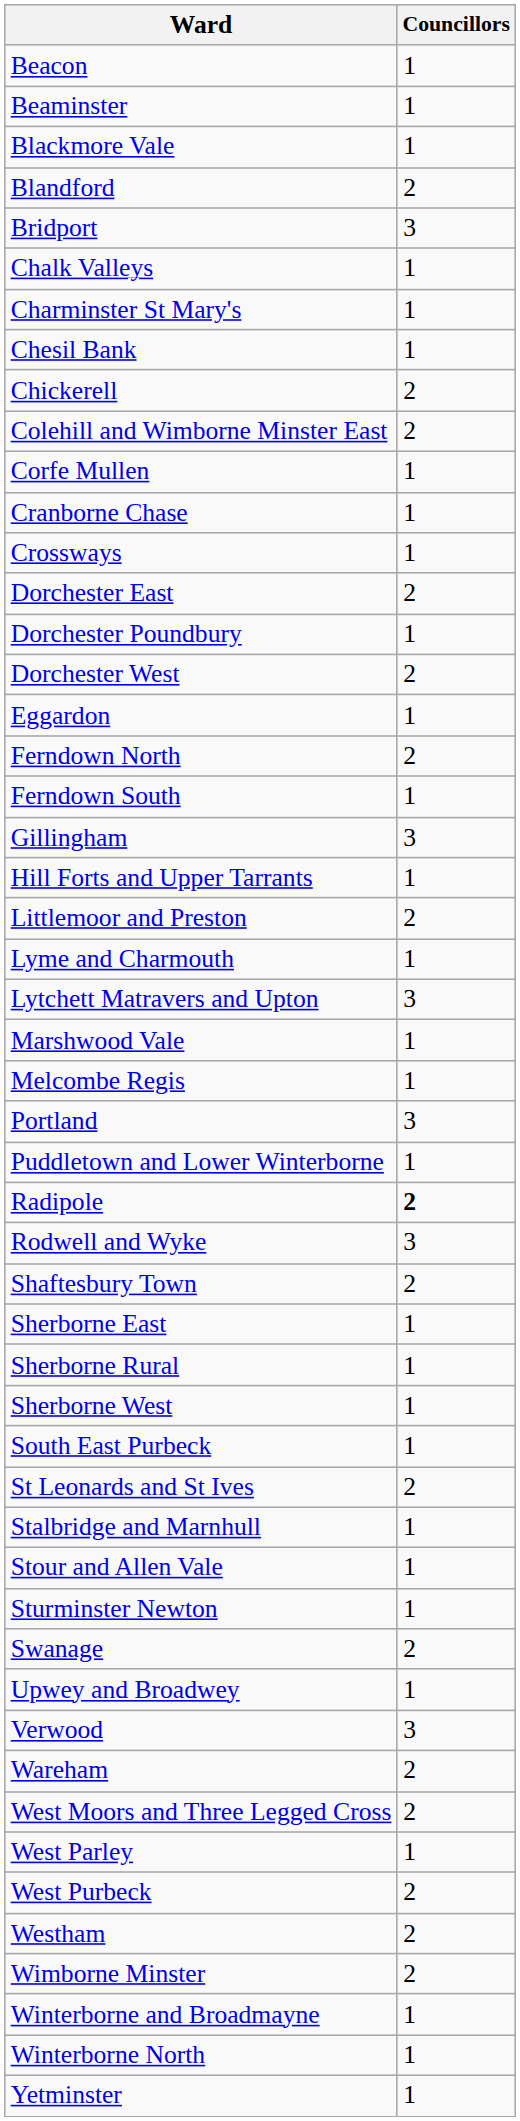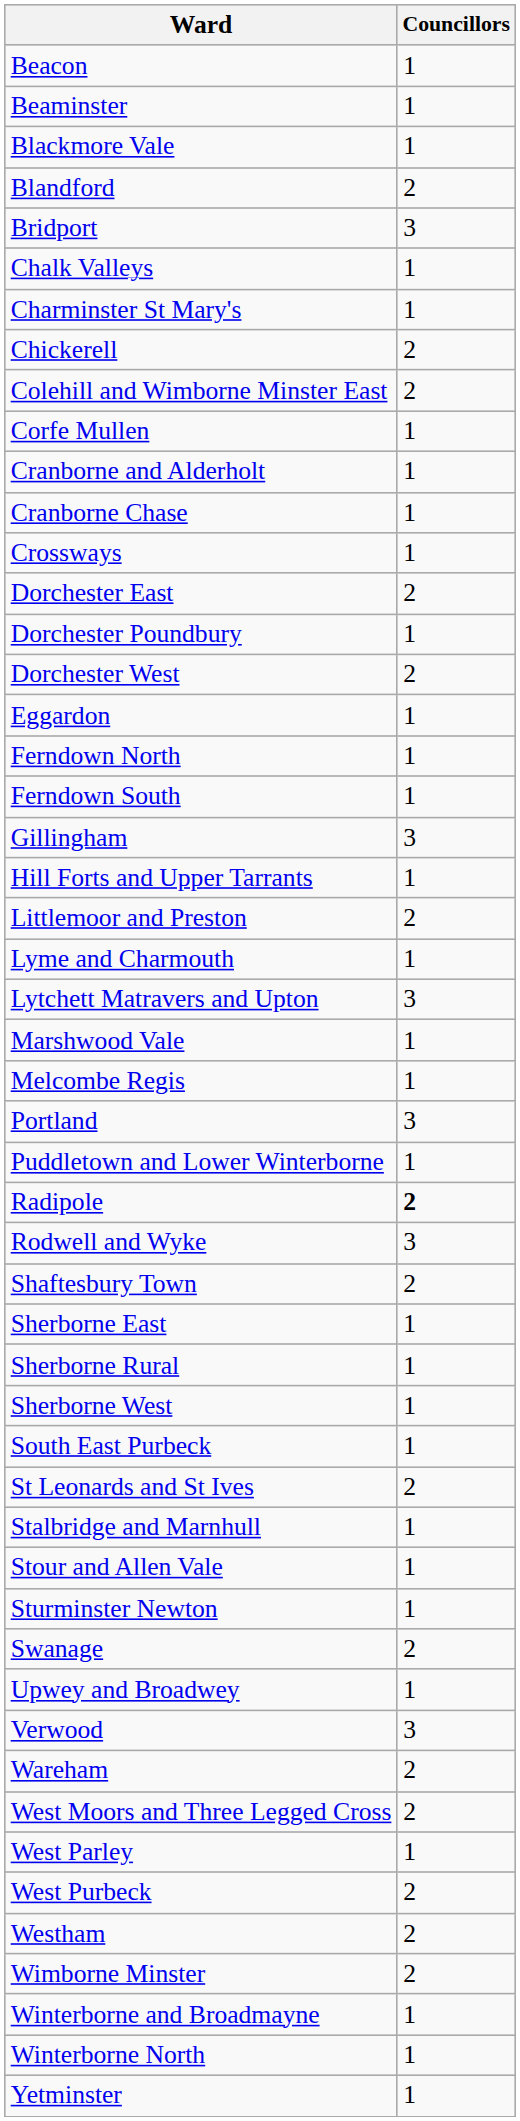- row: (74, 349)
+ row: (138, 471)
(410, 755) 2 -> (410, 755) 1
